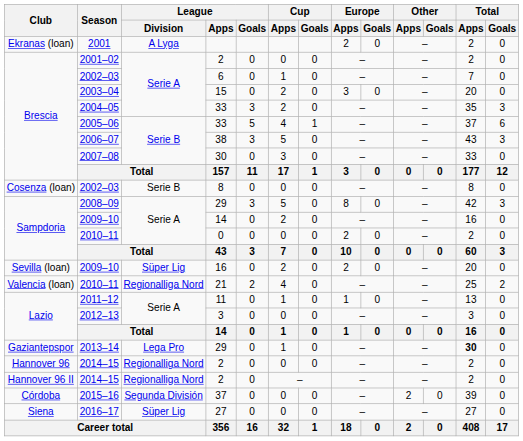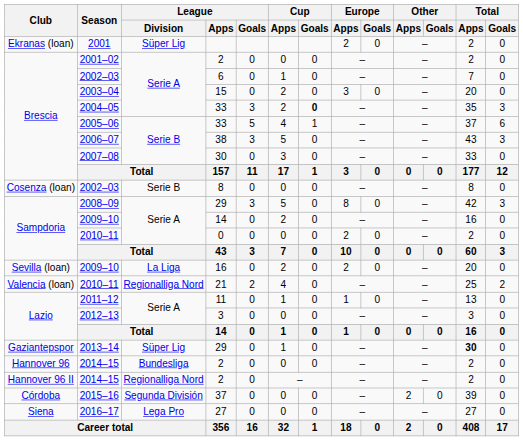(164, 44) A Lyga -> (164, 44) Süper Lig
(315, 108) normal -> (315, 108) bold
(164, 268) Süper Lig -> (164, 268) La Liga
(164, 348) Lega Pro -> (164, 348) Süper Lig
(164, 364) Regionalliga Nord -> (164, 364) Bundesliga
(164, 412) Süper Lig -> (164, 412) Lega Pro
